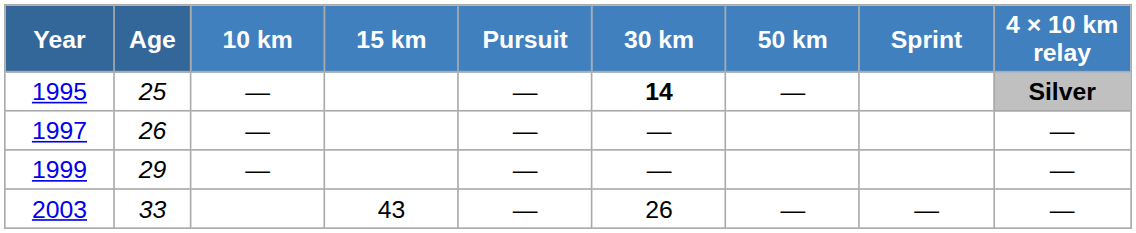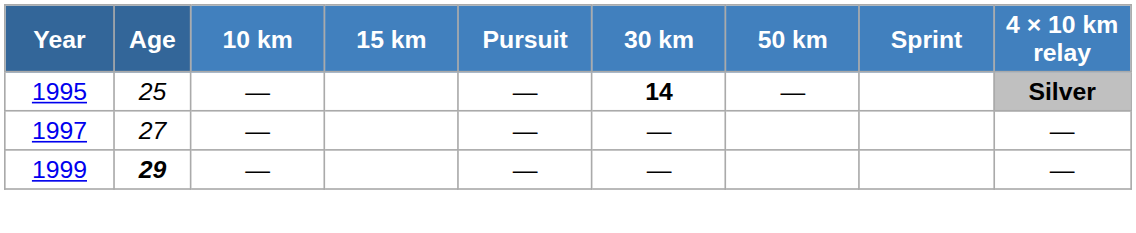(152, 131) 26 -> (152, 131) 27
(152, 170) normal -> (152, 170) bold
- row: (59, 209)
